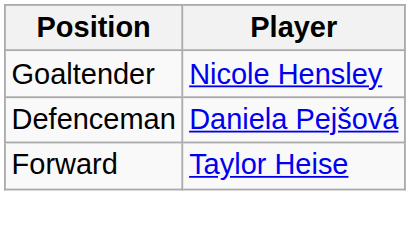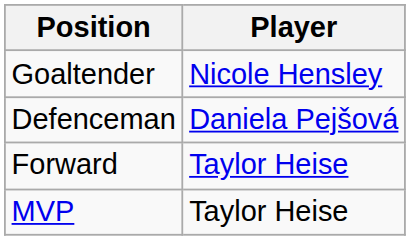+ row: (43, 211)
